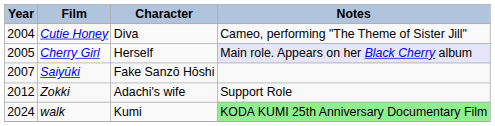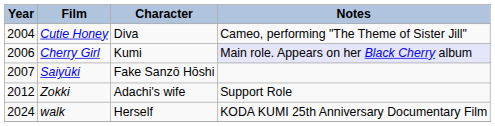(21, 53) 2005 -> (21, 53) 2006
(133, 53) Herself -> (128, 53) Kumi
(128, 111) Kumi -> (133, 111) Herself
(354, 111) lightgreen background -> (354, 111) no background
